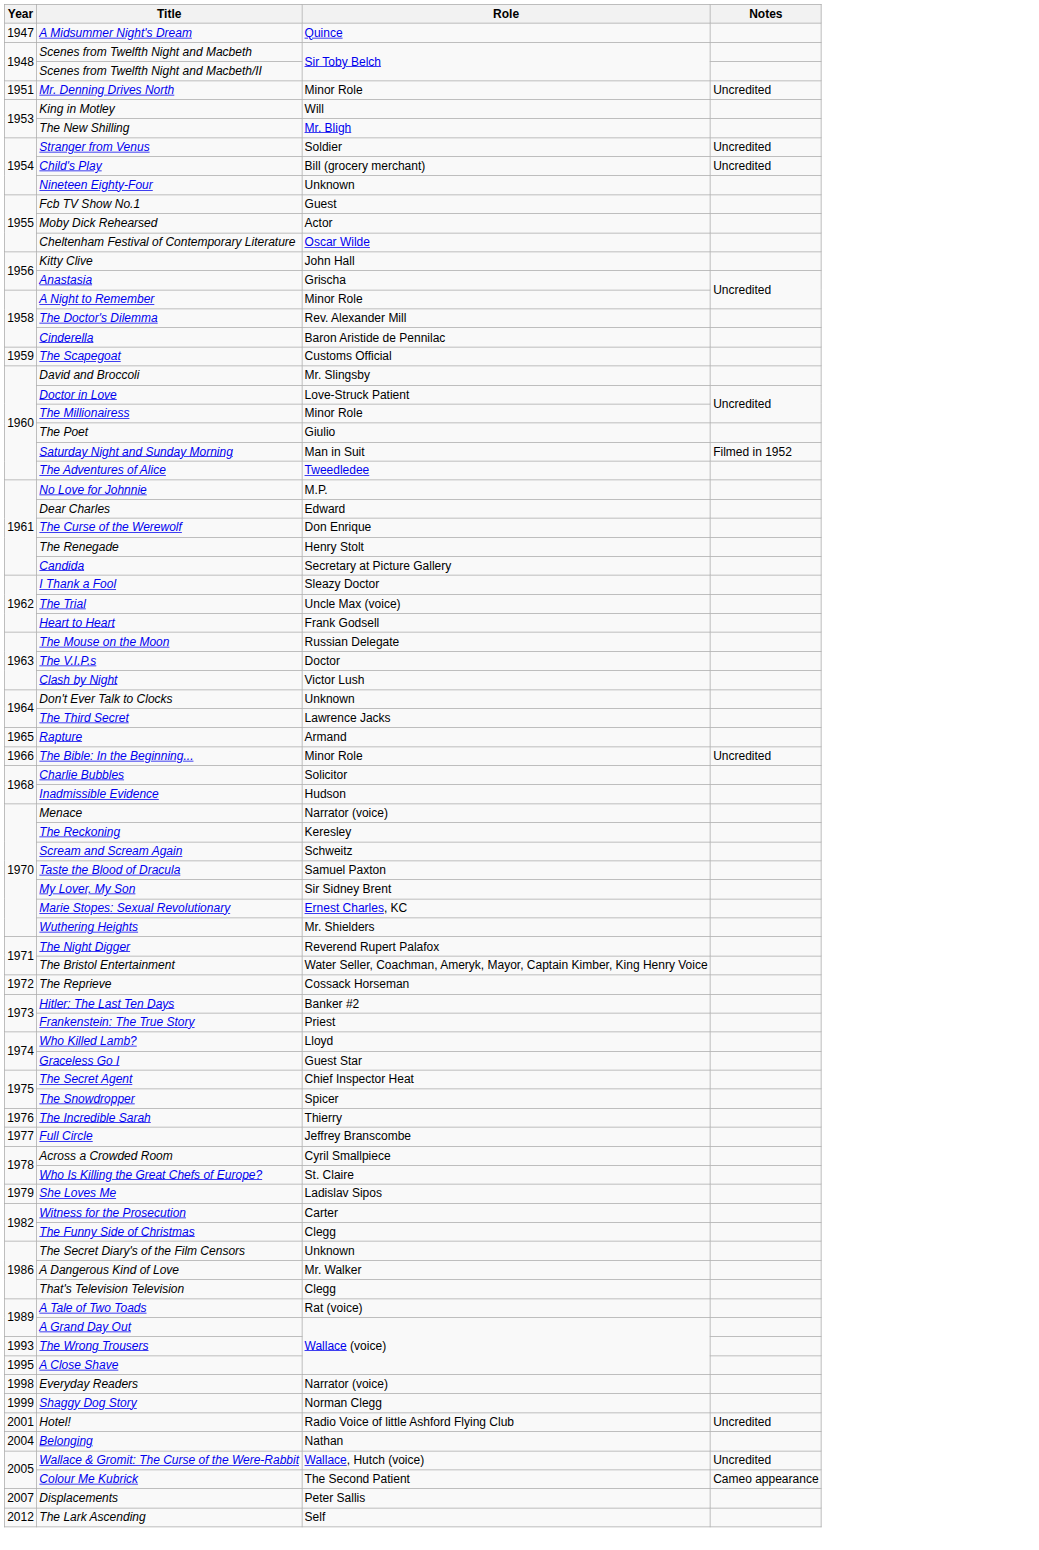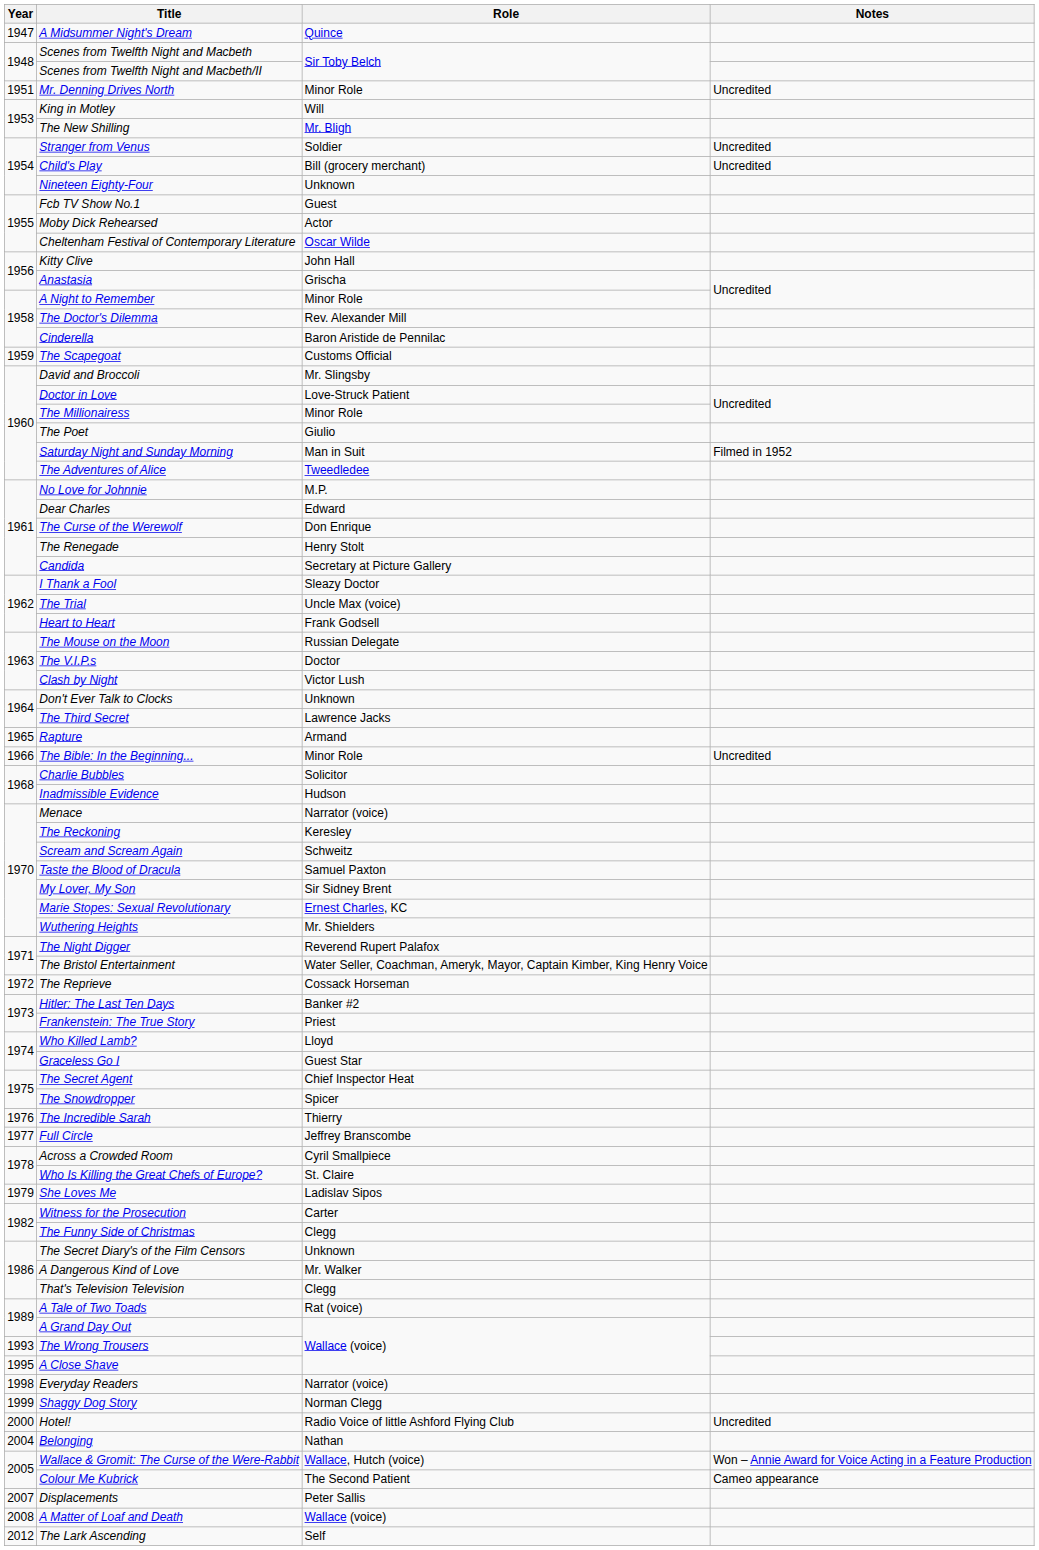(20, 1422) 2001 -> (20, 1422) 2000
(742, 1460) Uncredited -> (872, 1460) Won – Annie Award for Voice Acting in a Feature Production
+ row: (111, 1517)
